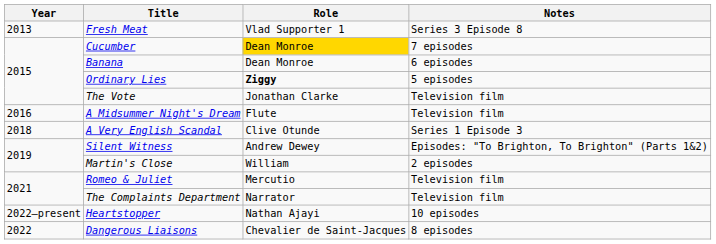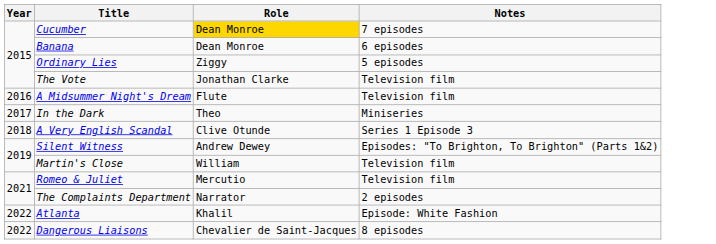- row: (117, 30)
(261, 80) bold -> (211, 63) normal
+ row: (70, 113)
(442, 163) 2 episodes -> (408, 163) Television film
(457, 197) Television film -> (393, 197) 2 episodes
+ row: (58, 214)
- row: (123, 214)
